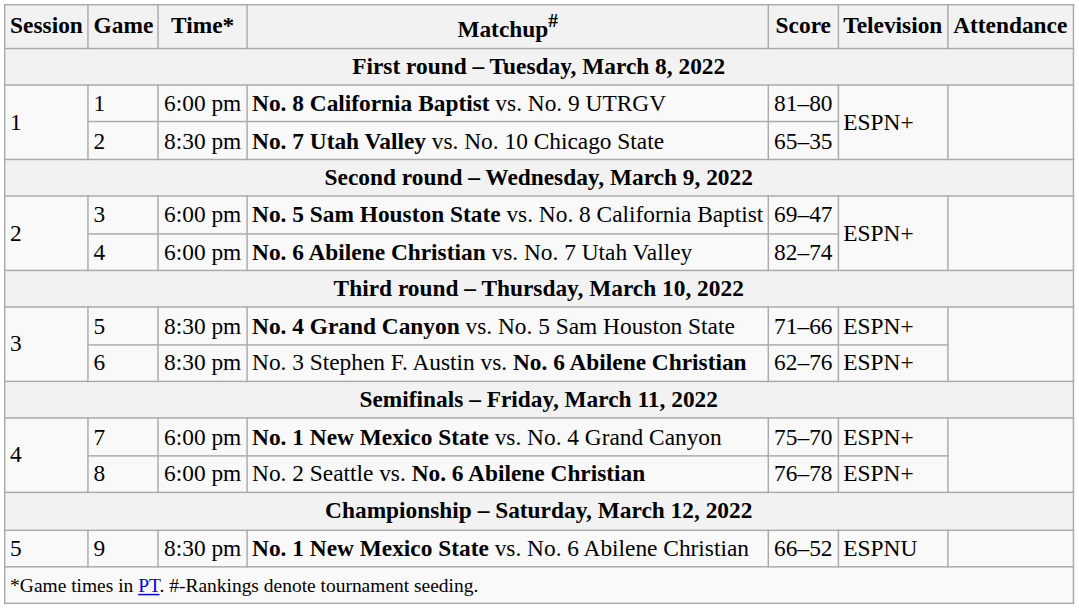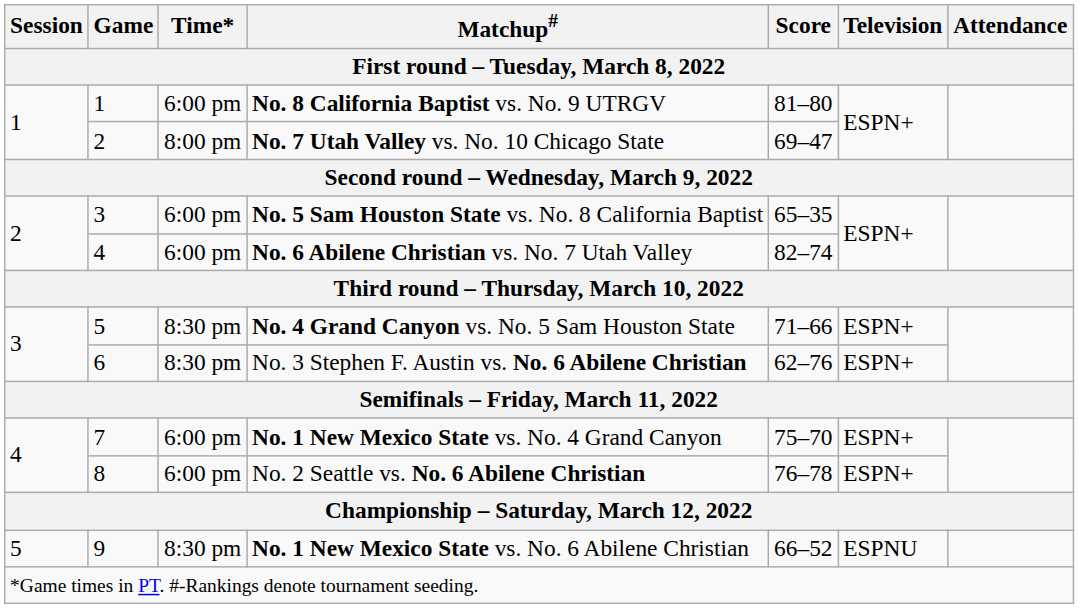(203, 140) 8:30 pm -> (203, 140) 8:00 pm
(803, 140) 65–35 -> (803, 140) 69–47
(803, 214) 69–47 -> (803, 214) 65–35
